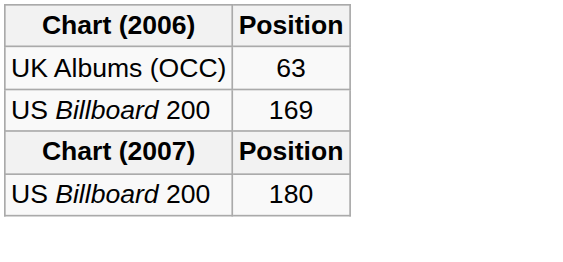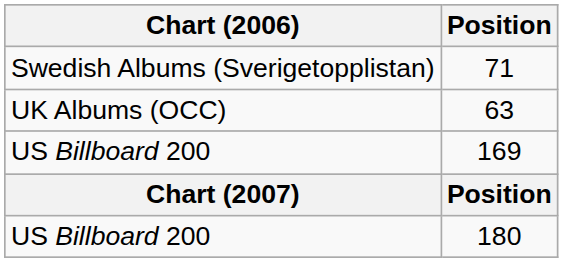+ row: (499, 67)
